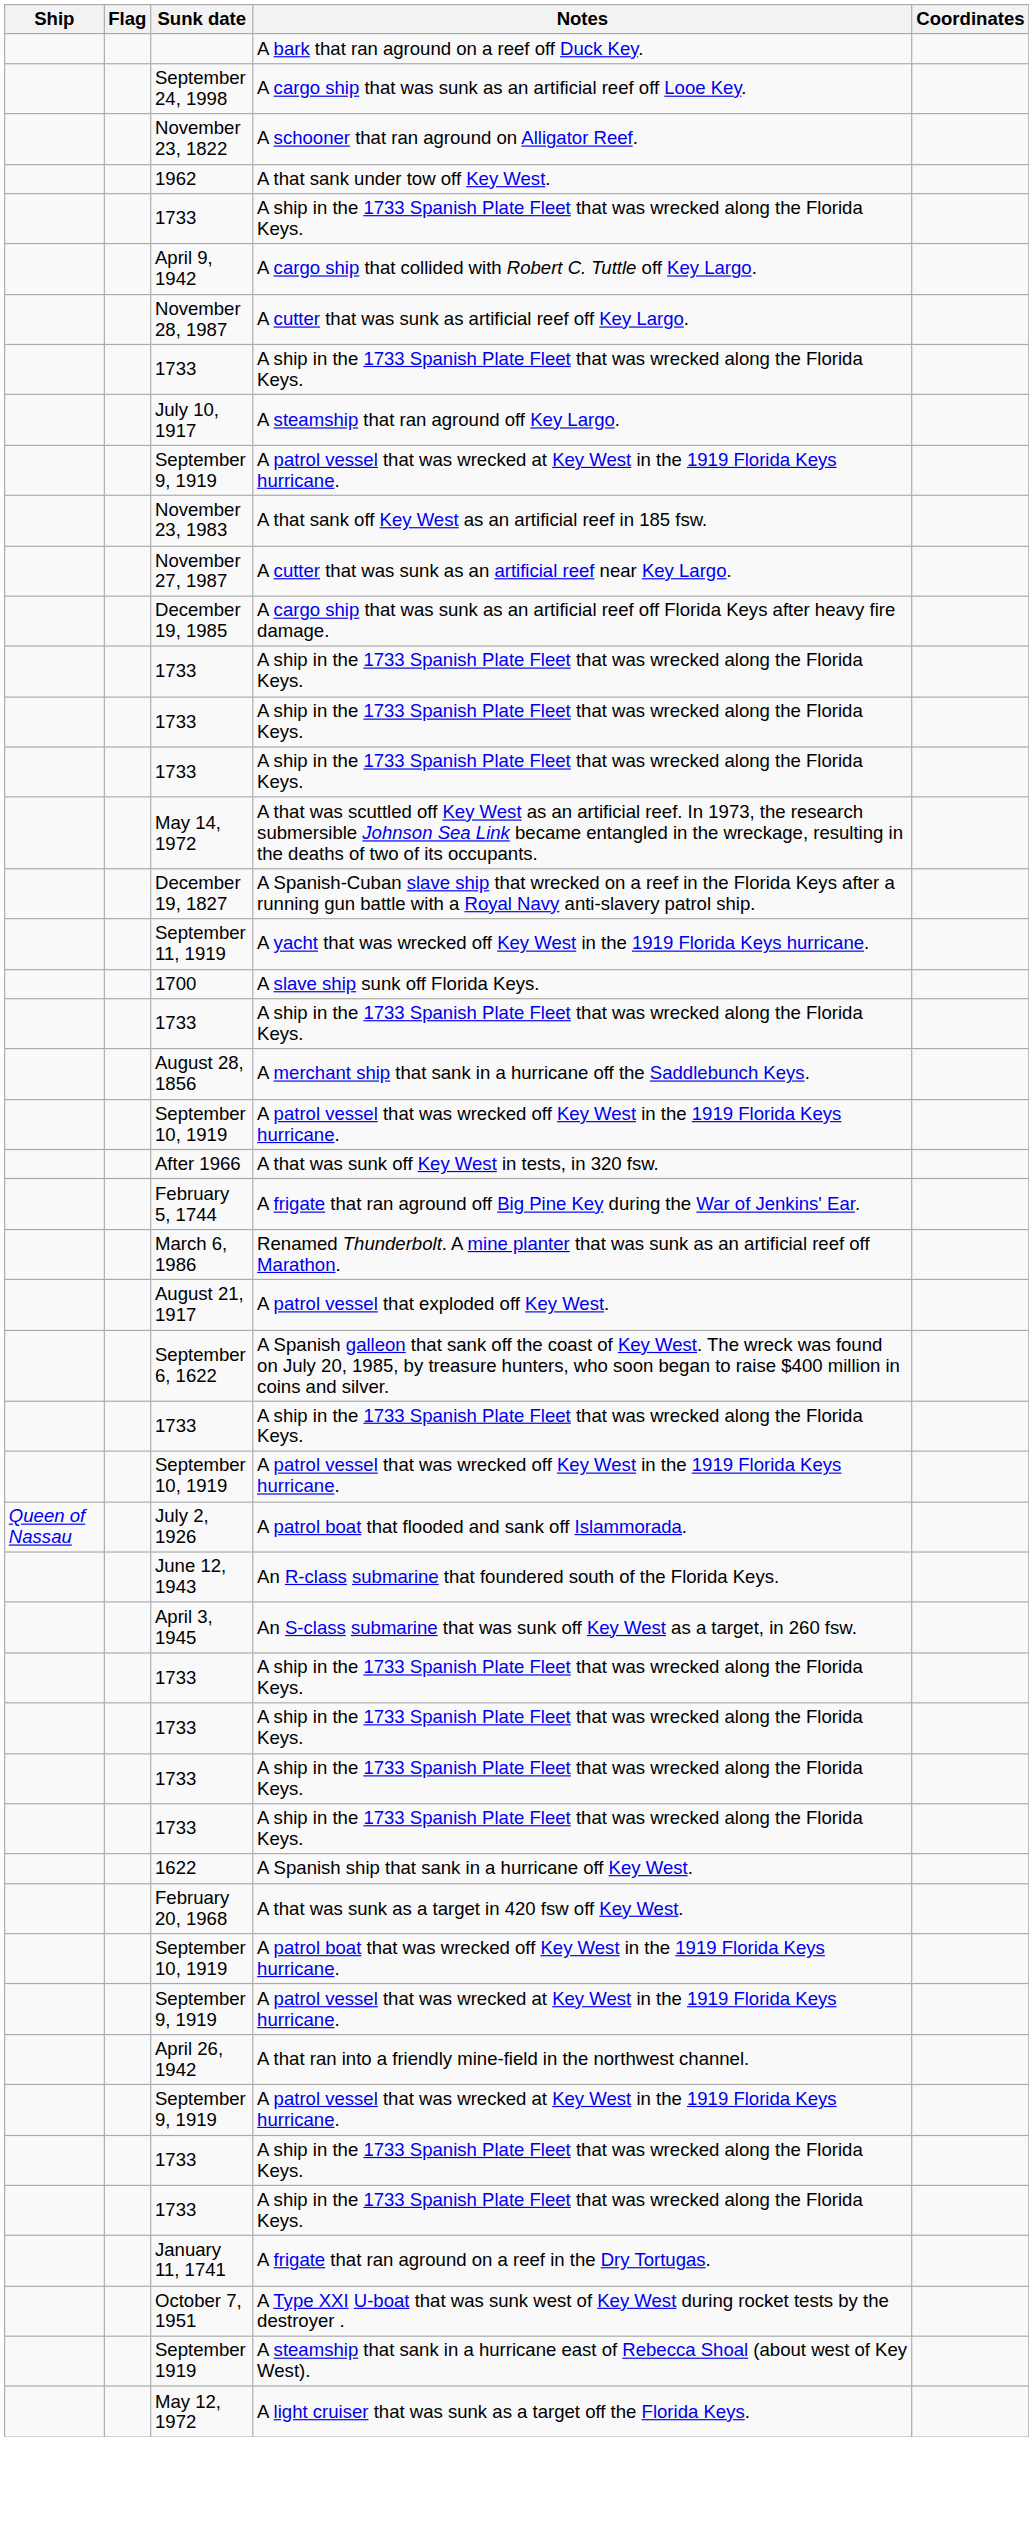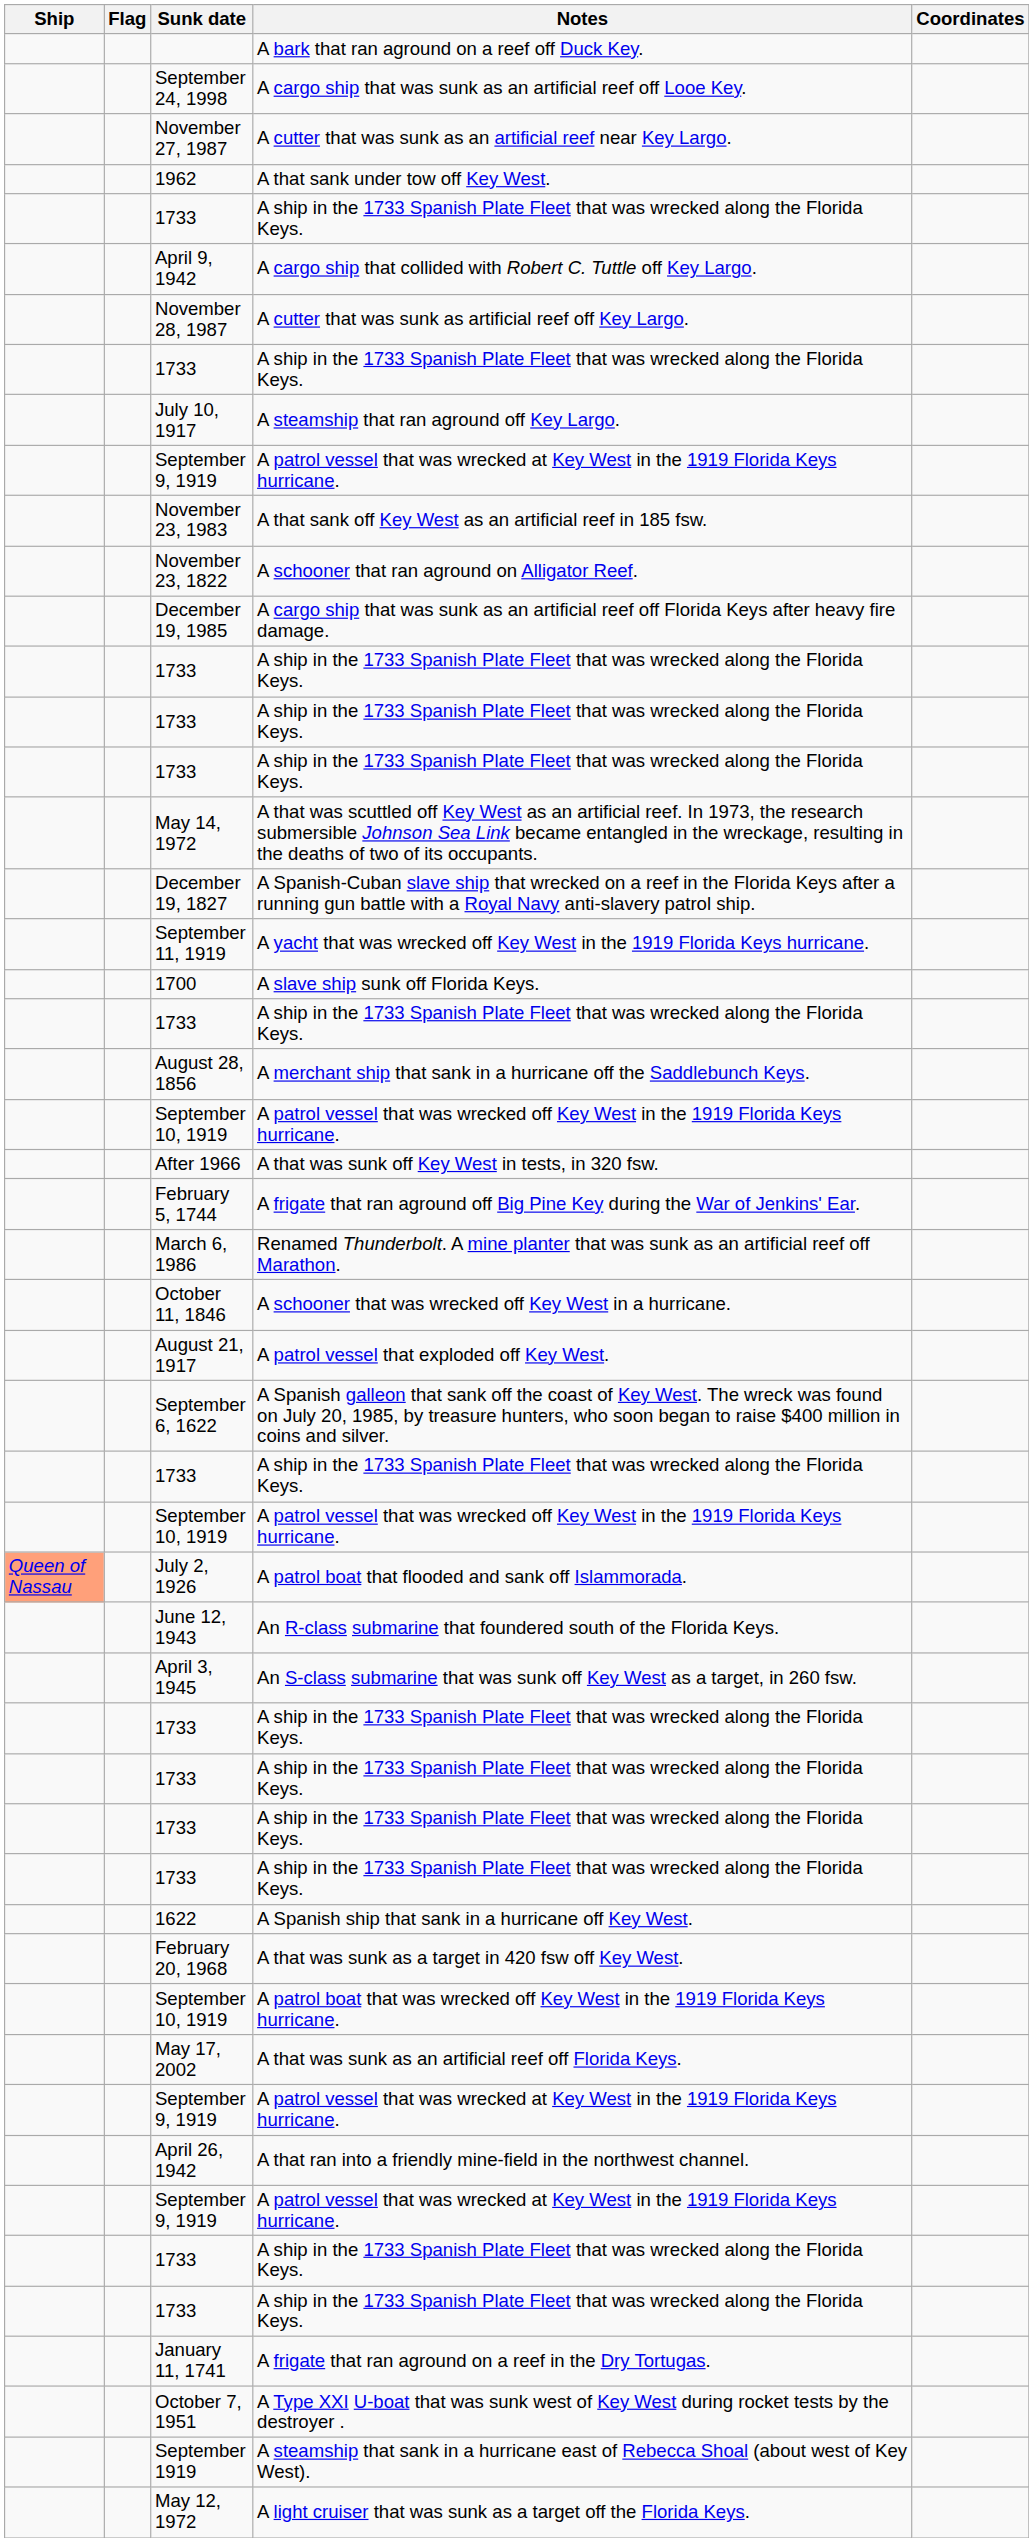rows swapped: (198, 138) <-> (198, 570)
+ row: (190, 1304)
(47, 1526) no background -> (47, 1577) lightsalmon background
+ row: (188, 2059)
